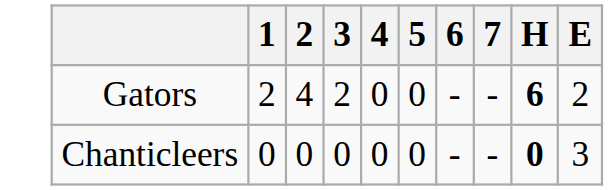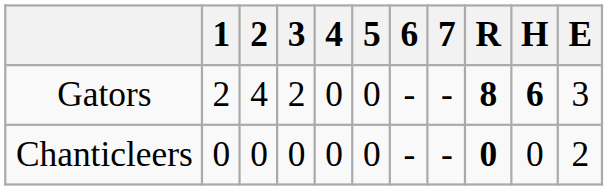+ column: (488, 34)
(580, 94) 2 -> (580, 94) 3
(535, 154) bold -> (535, 154) normal
(580, 154) 3 -> (580, 154) 2
